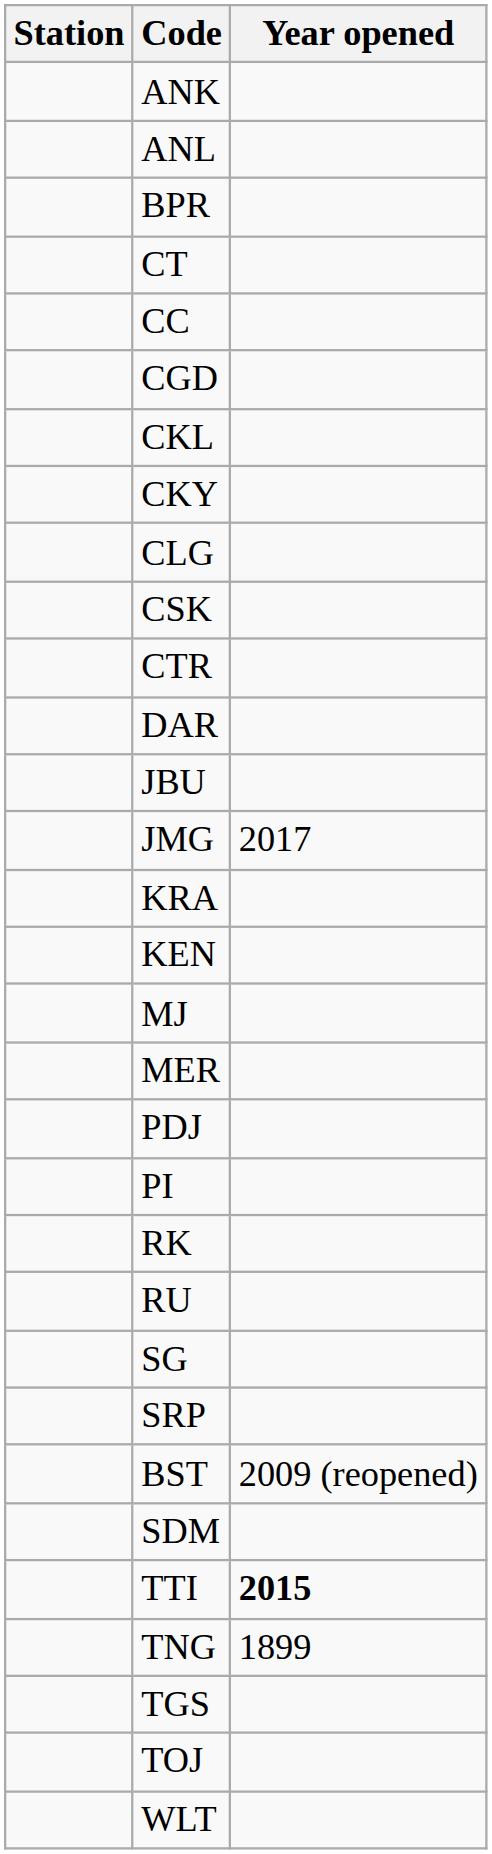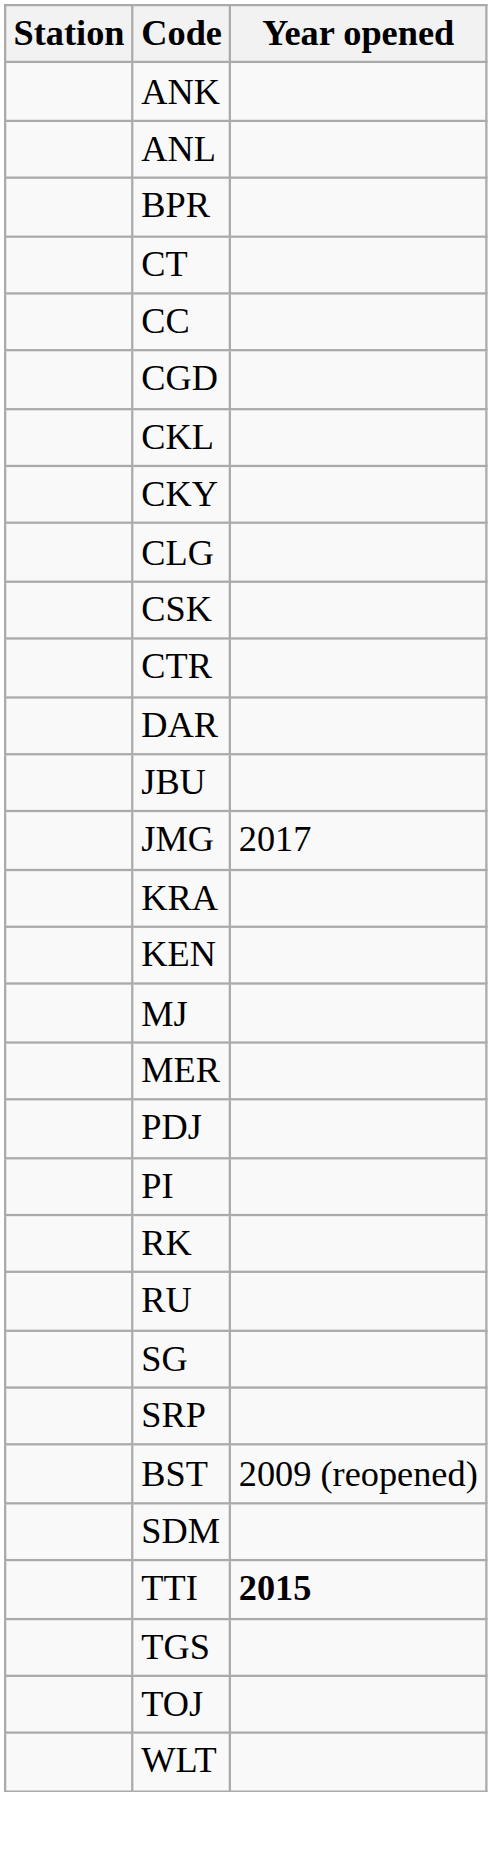- row: (179, 1646)
